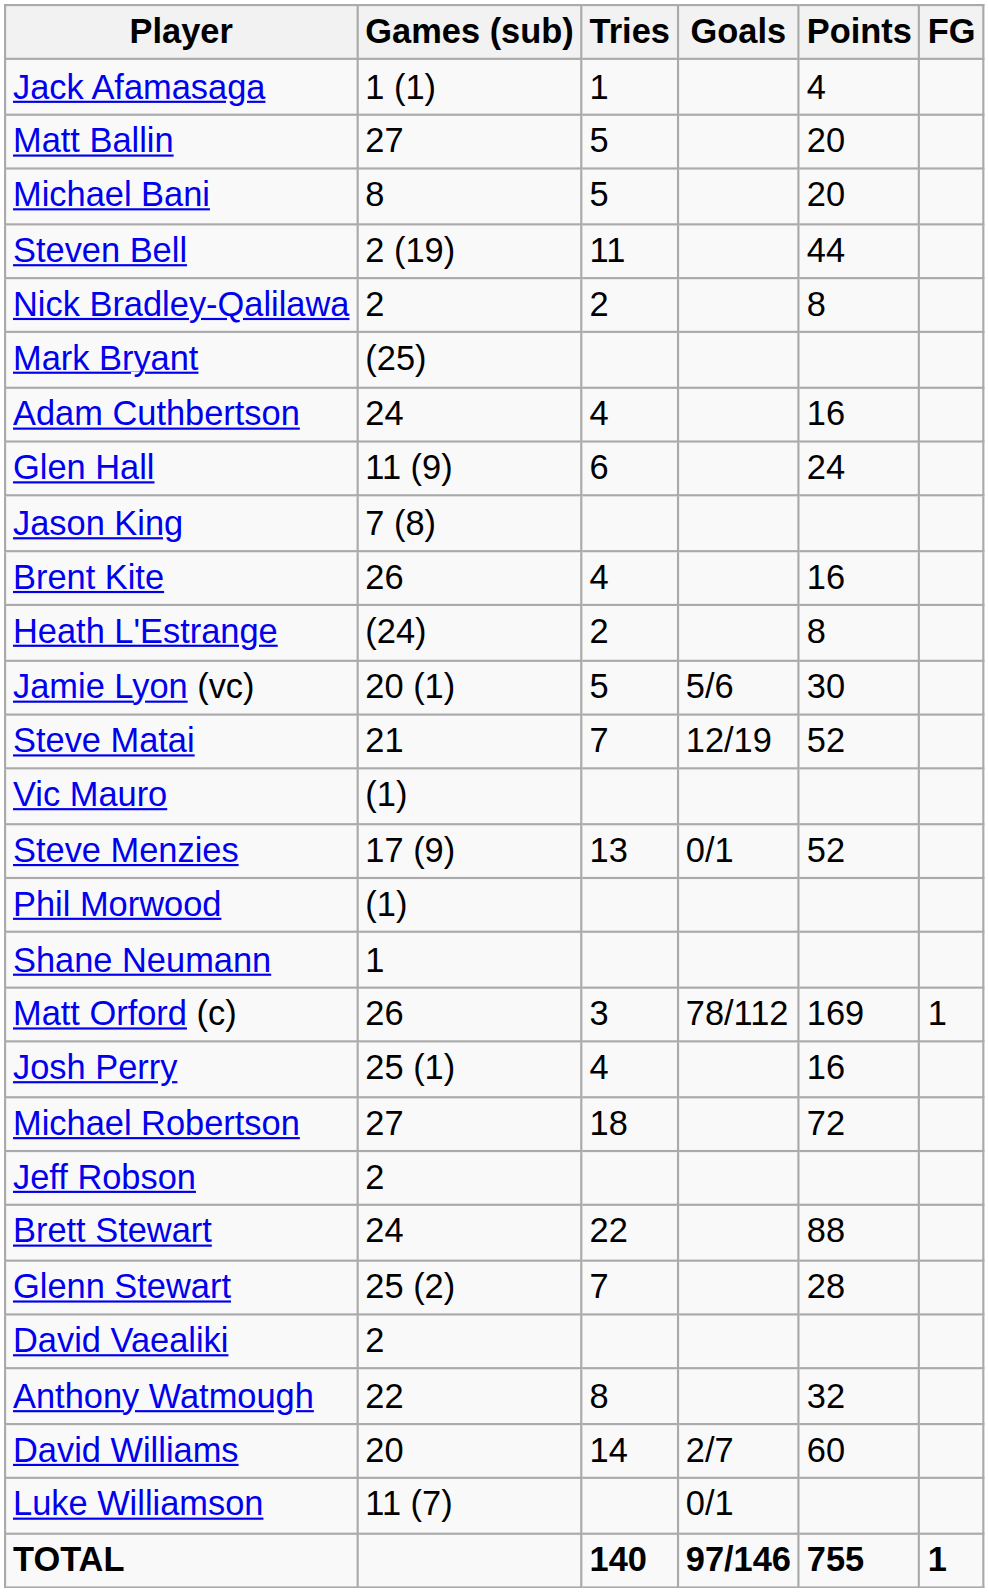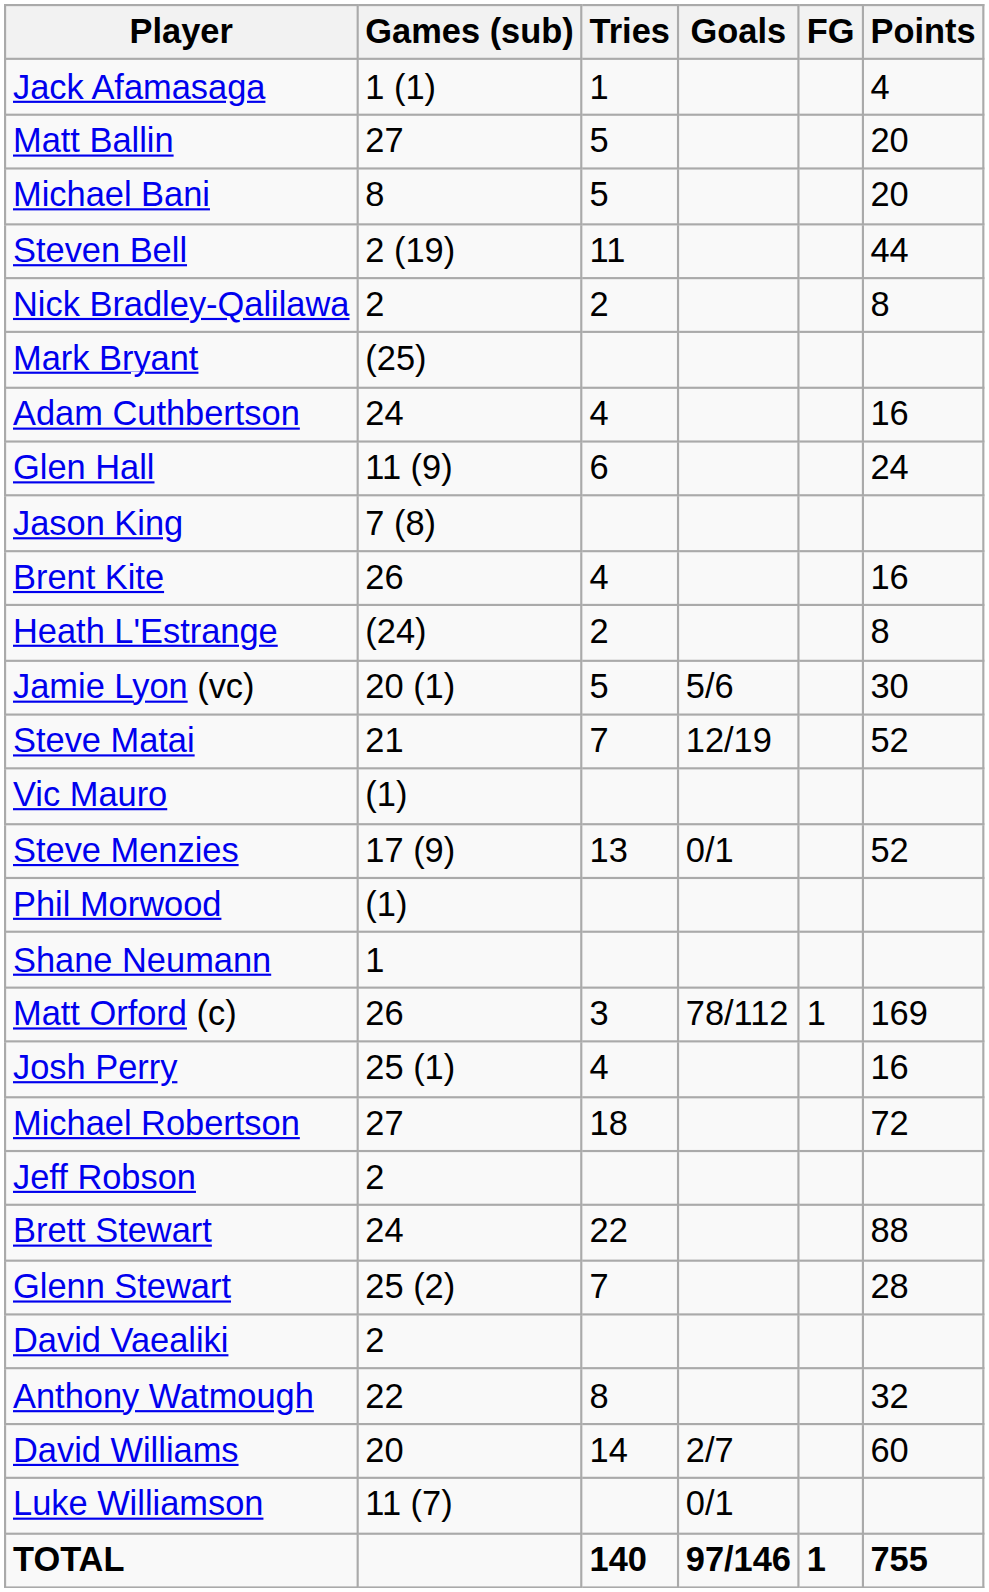columns swapped: (952, 31) <-> (859, 31)
